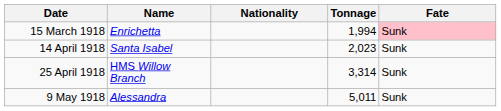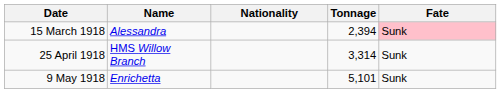(135, 31) Enrichetta -> (138, 31) Alessandra
(362, 31) 1,994 -> (362, 31) 2,394
- row: (72, 48)
(138, 97) Alessandra -> (135, 79) Enrichetta
(363, 97) 5,011 -> (362, 79) 5,101
